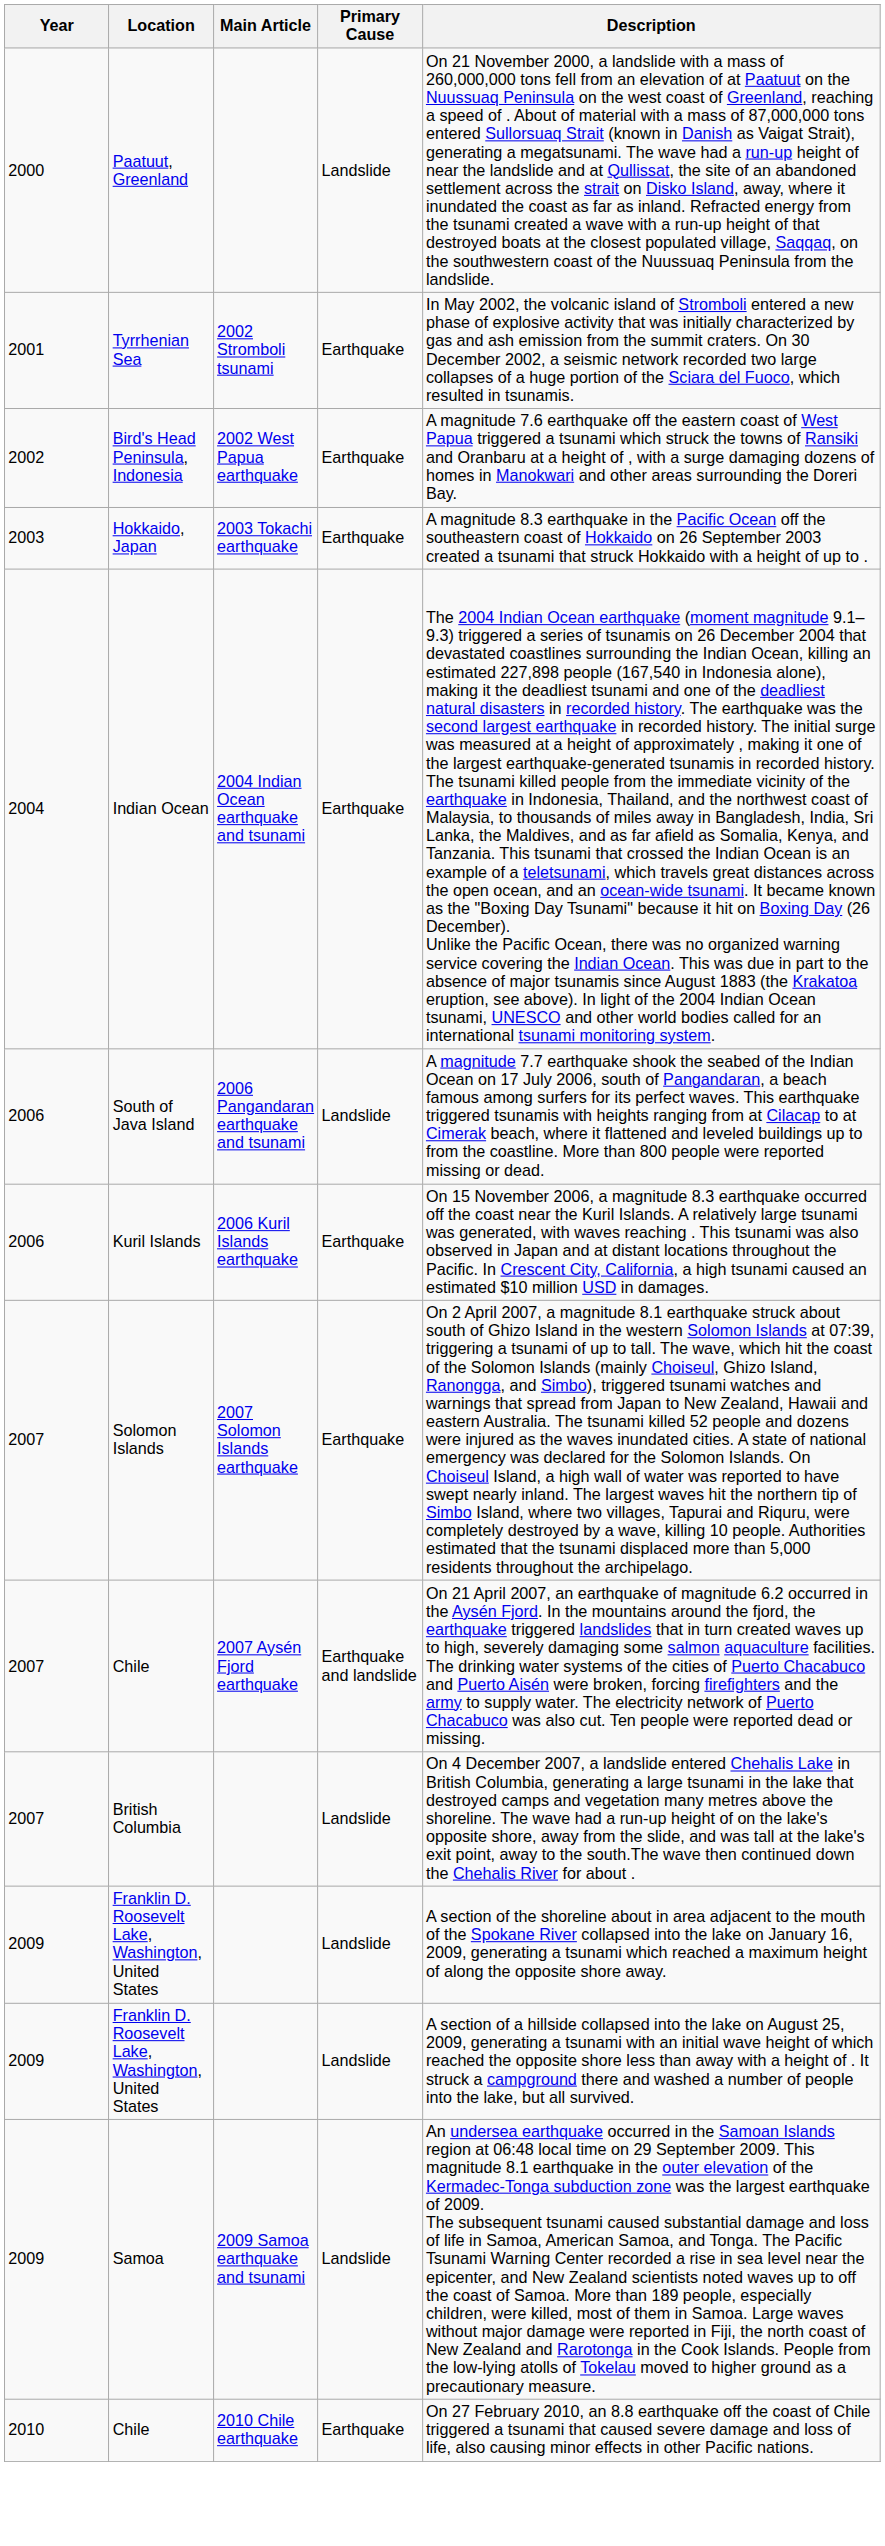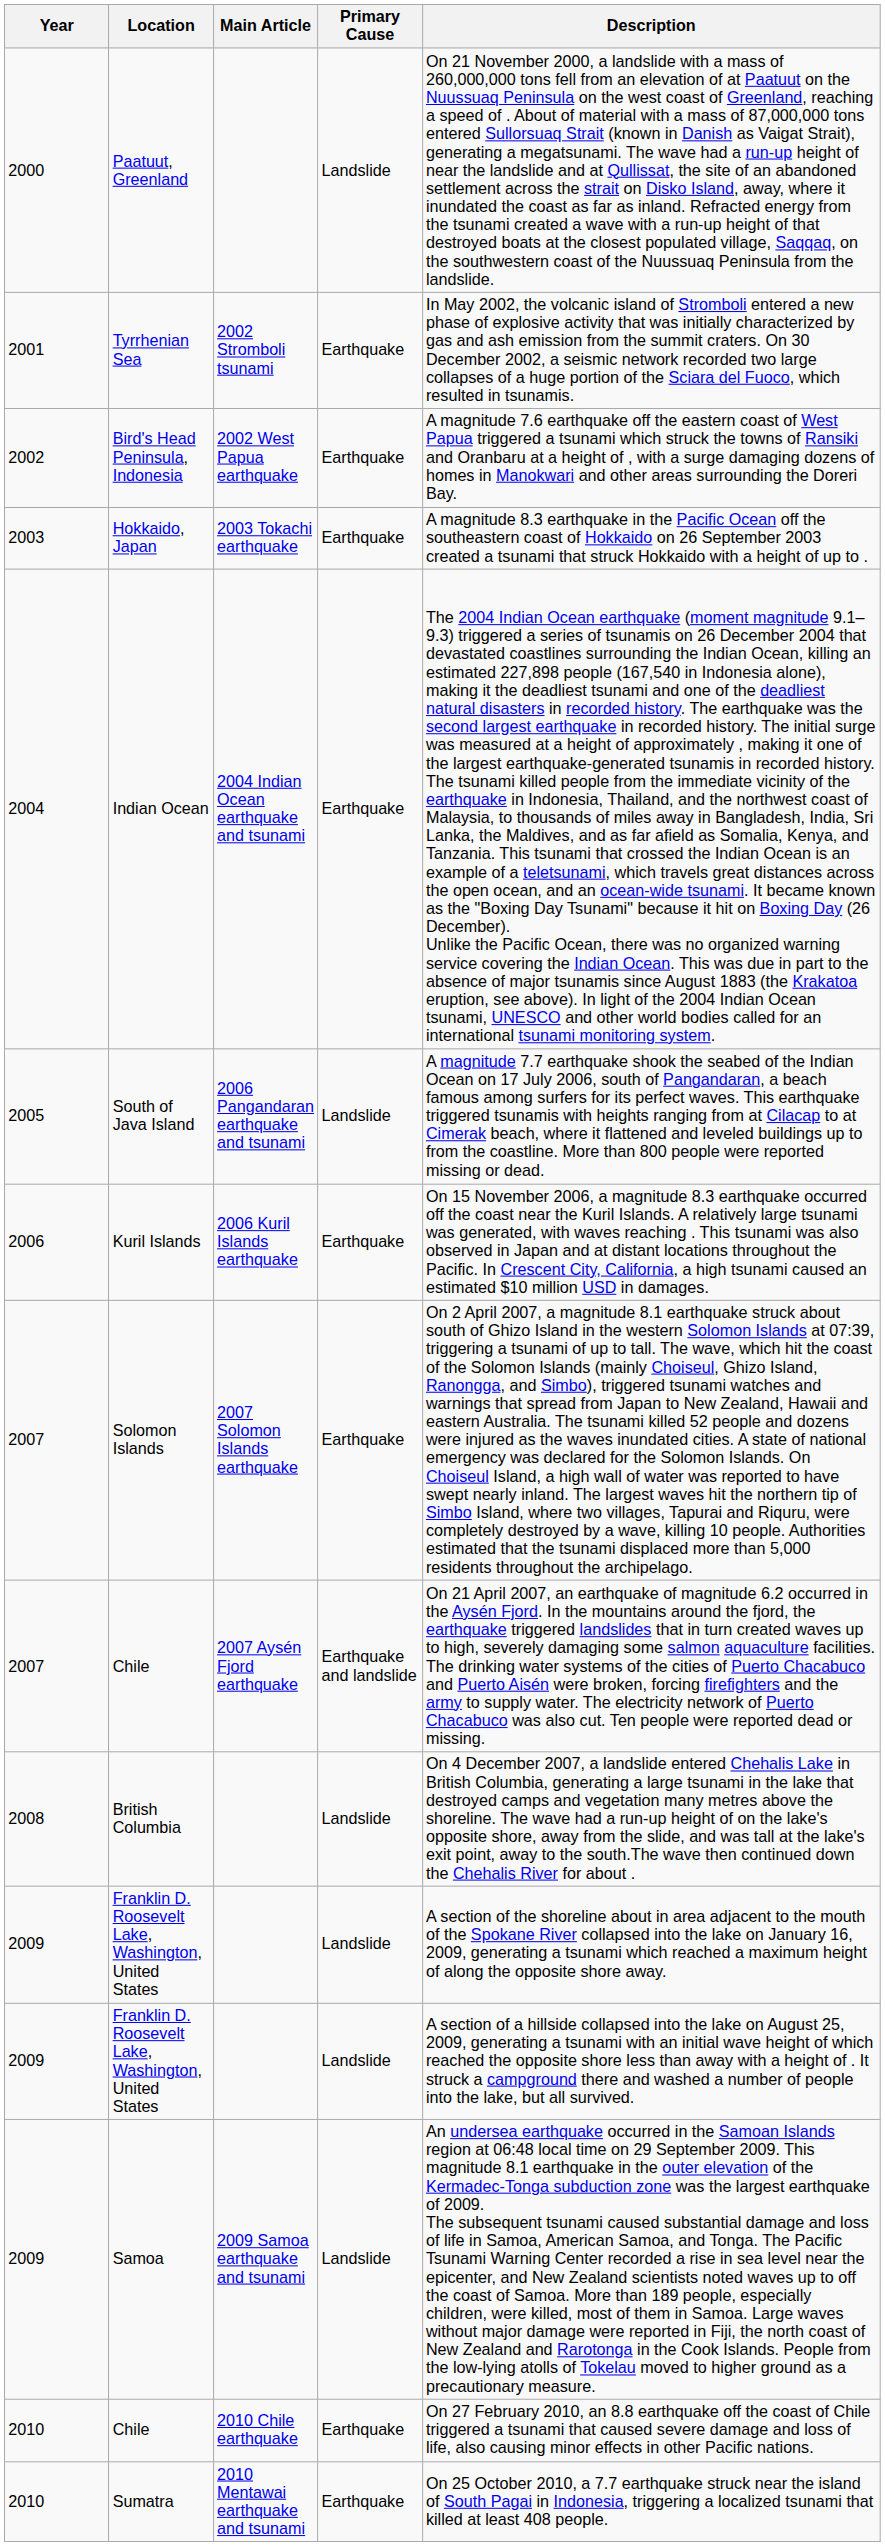(26, 1116) 2006 -> (26, 1116) 2005
(26, 1818) 2007 -> (26, 1818) 2008
+ row: (143, 2501)
